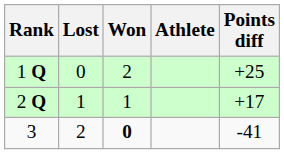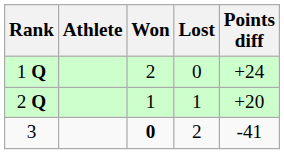columns swapped: (185, 30) <-> (81, 30)
(249, 71) +25 -> (249, 71) +24
(249, 102) +17 -> (249, 102) +20
